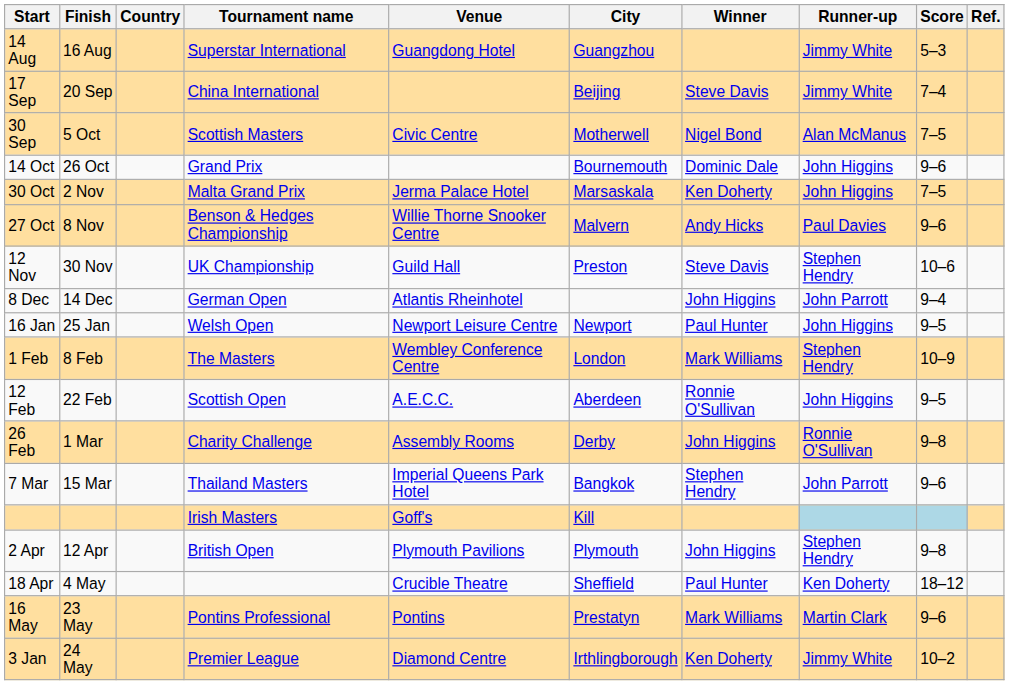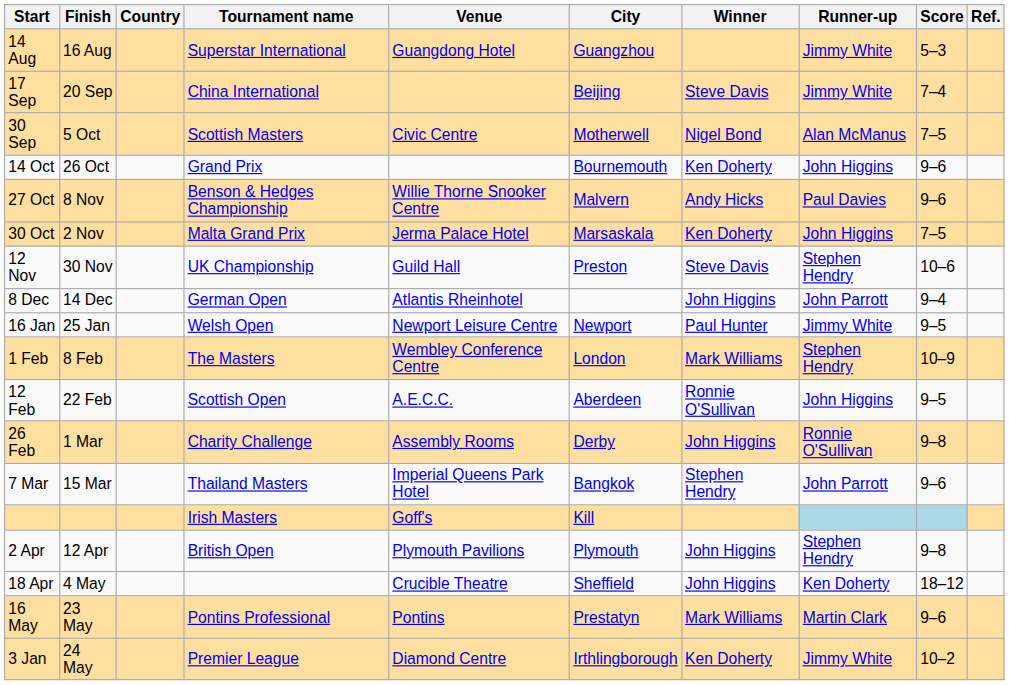(732, 167) Dominic Dale -> (729, 167) Ken Doherty
rows swapped: (31, 225) <-> (31, 192)
(848, 325) John Higgins -> (847, 325) Jimmy White
(726, 583) Paul Hunter -> (730, 583) John Higgins
